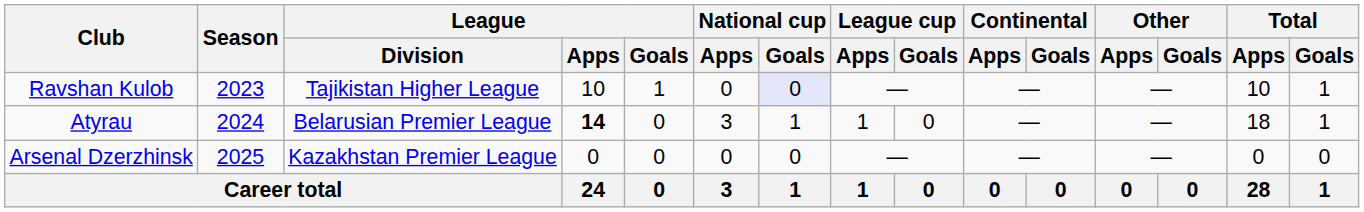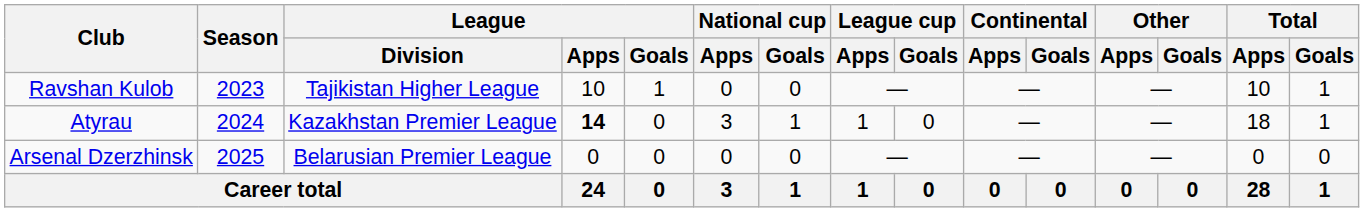(795, 88) lavender background -> (795, 88) no background
(422, 122) Belarusian Premier League -> (422, 122) Kazakhstan Premier League
(422, 156) Kazakhstan Premier League -> (422, 156) Belarusian Premier League
